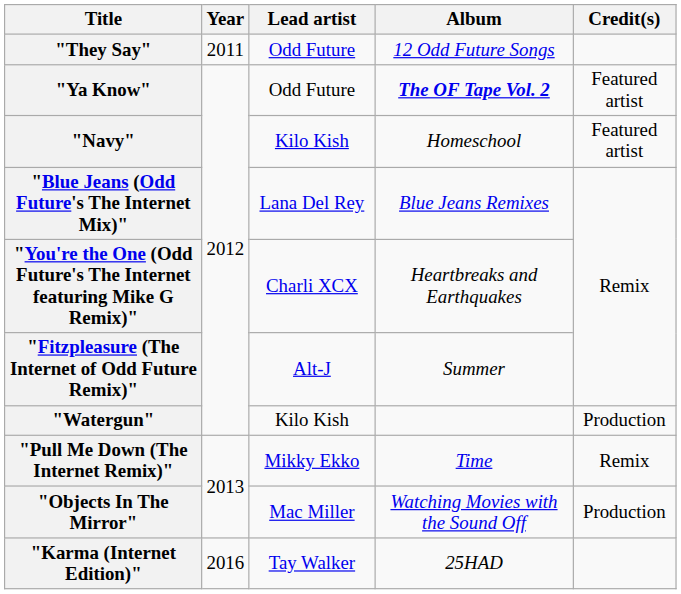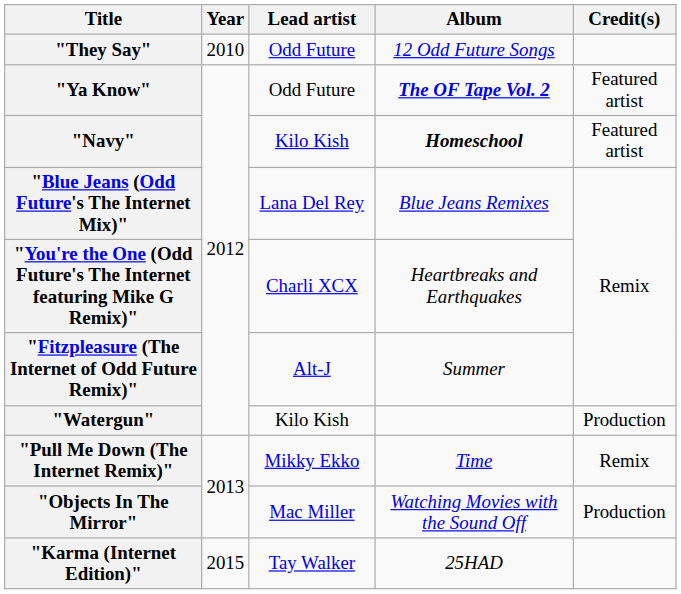(225, 49) 2011 -> (225, 49) 2010
(474, 141) normal -> (474, 141) bold
(225, 563) 2016 -> (225, 563) 2015
